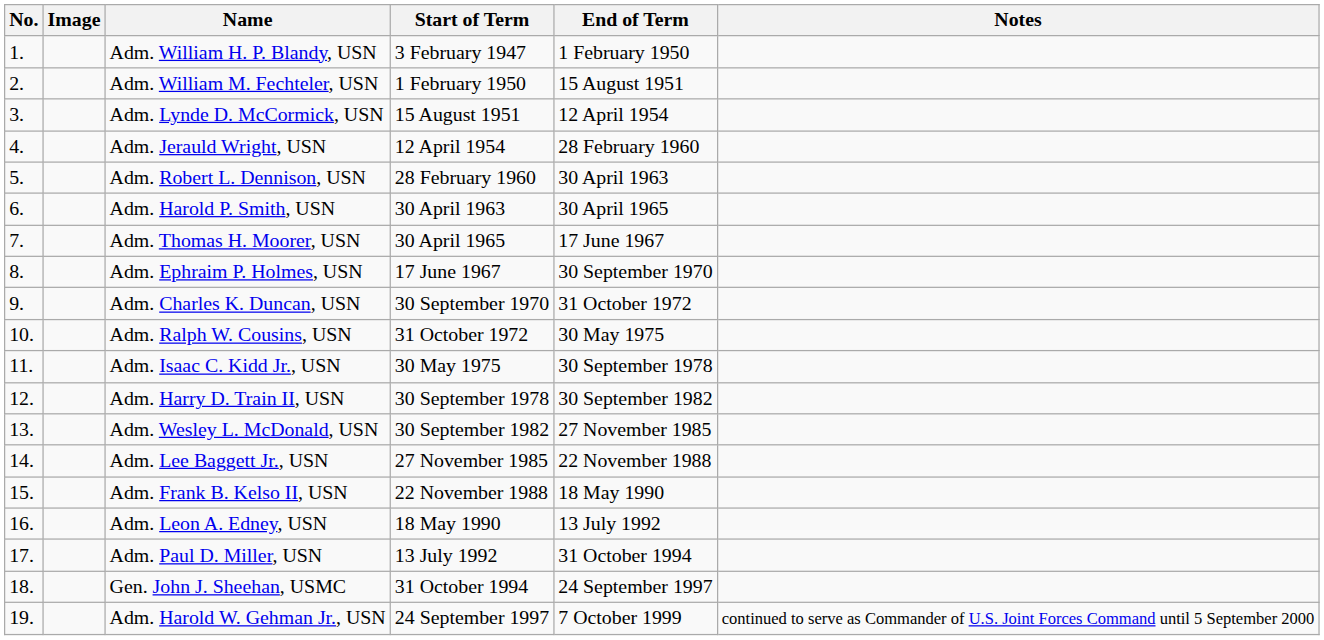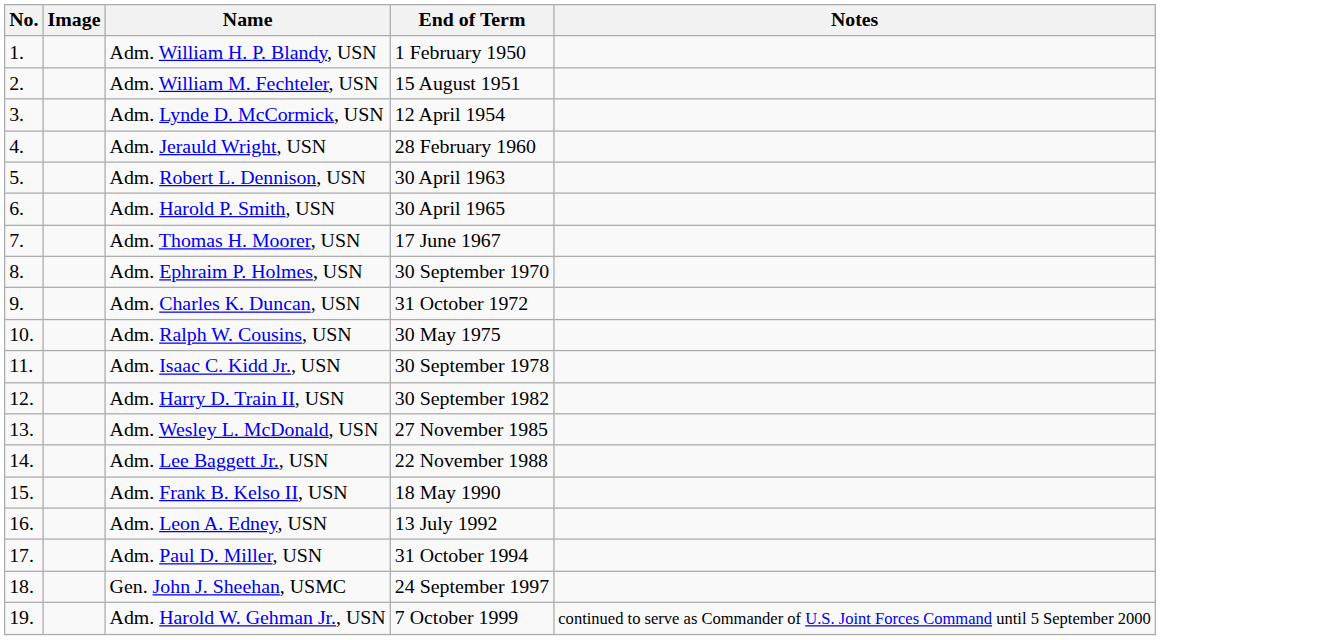- column: (472, 20)
